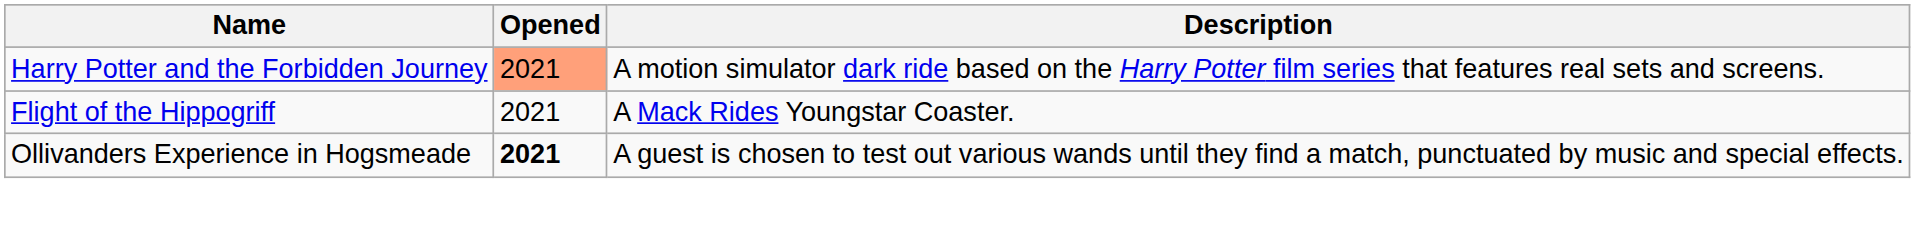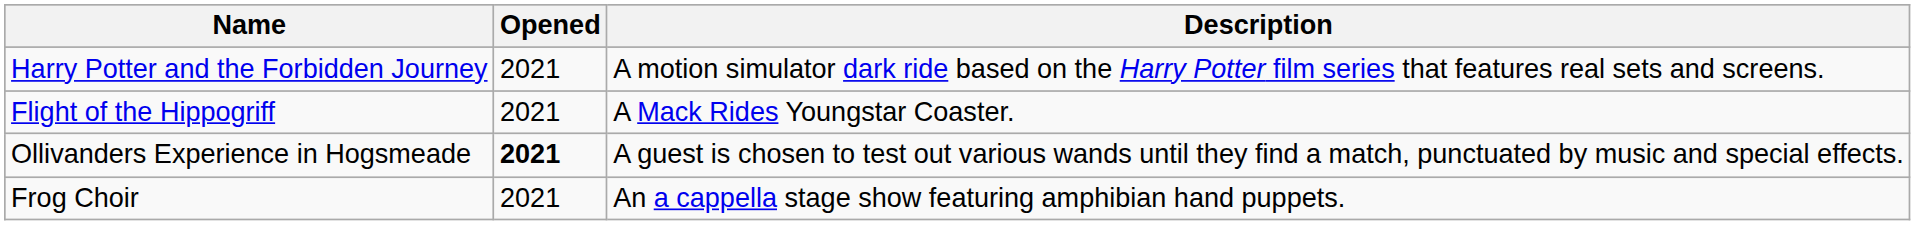(530, 68) lightsalmon background -> (530, 68) no background
+ row: (75, 197)
